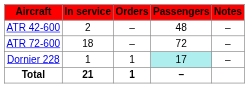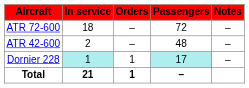rows swapped: (33, 28) <-> (33, 43)
(88, 59) no background -> (88, 59) paleturquoise background
